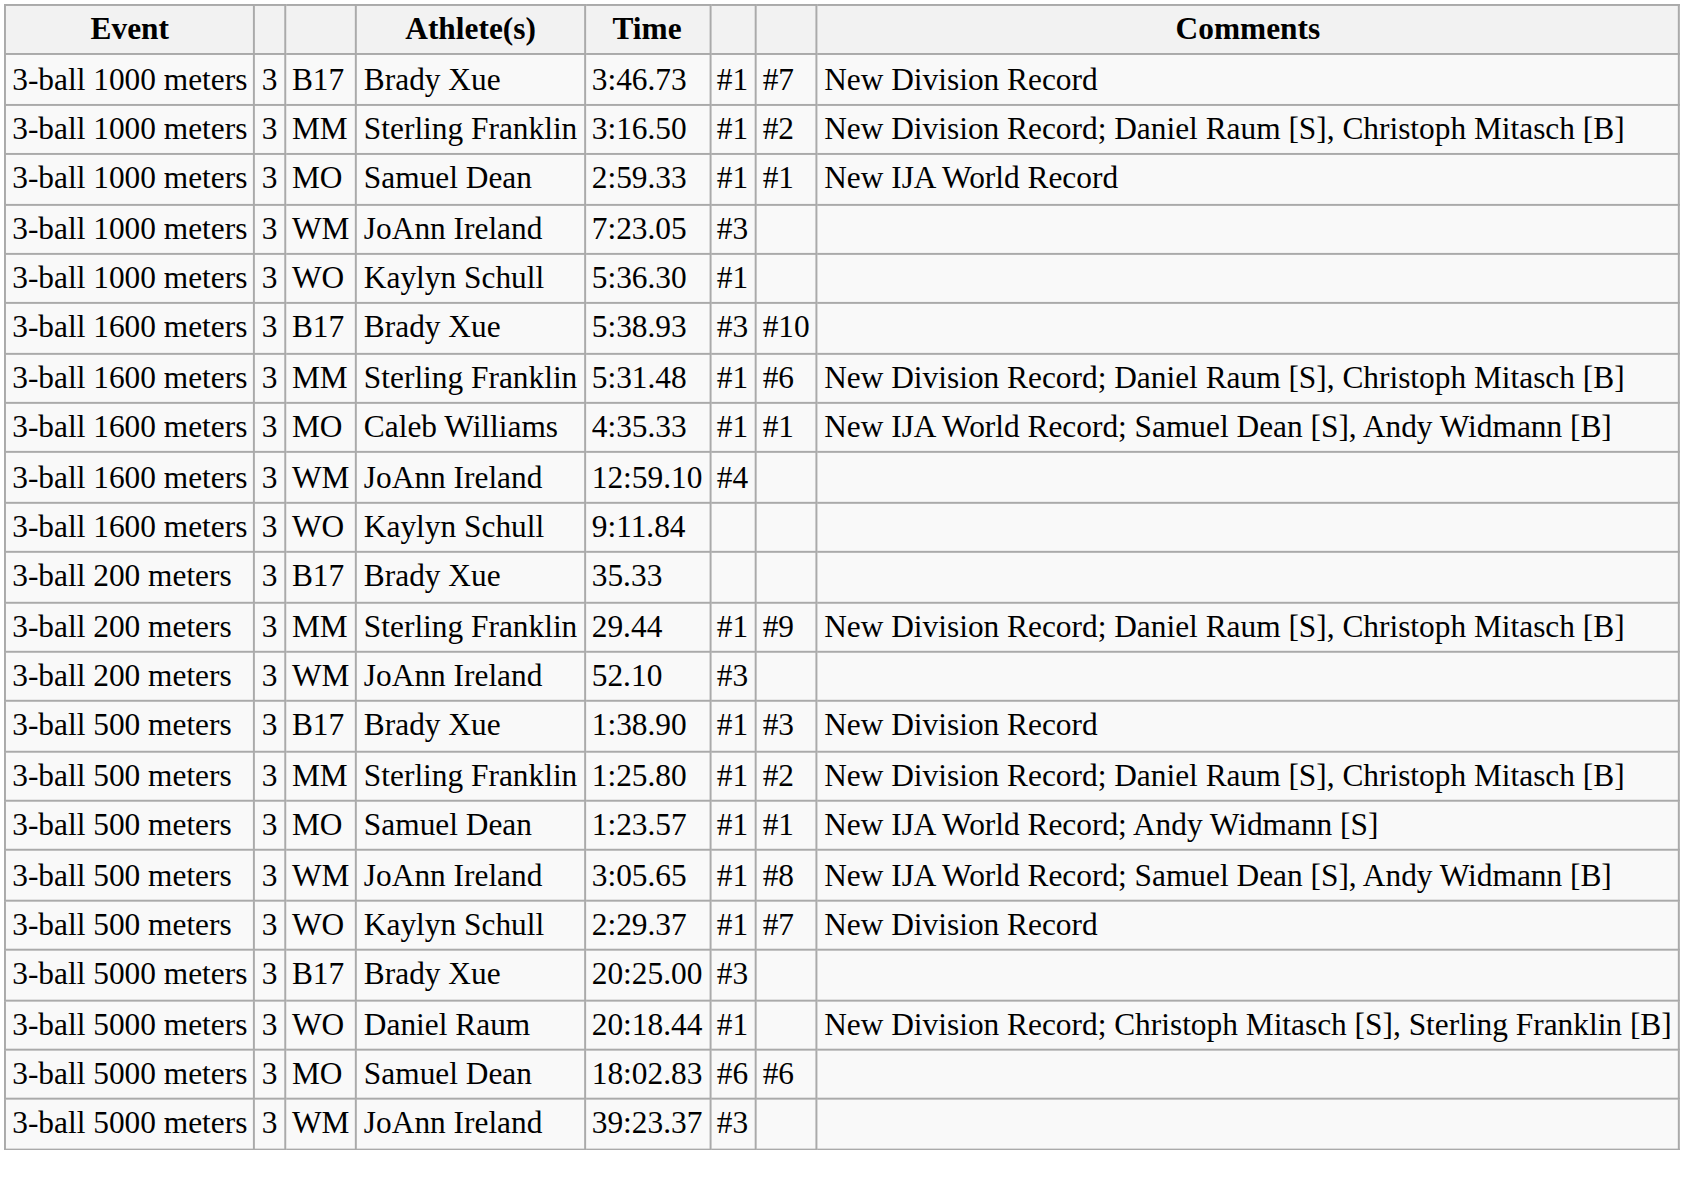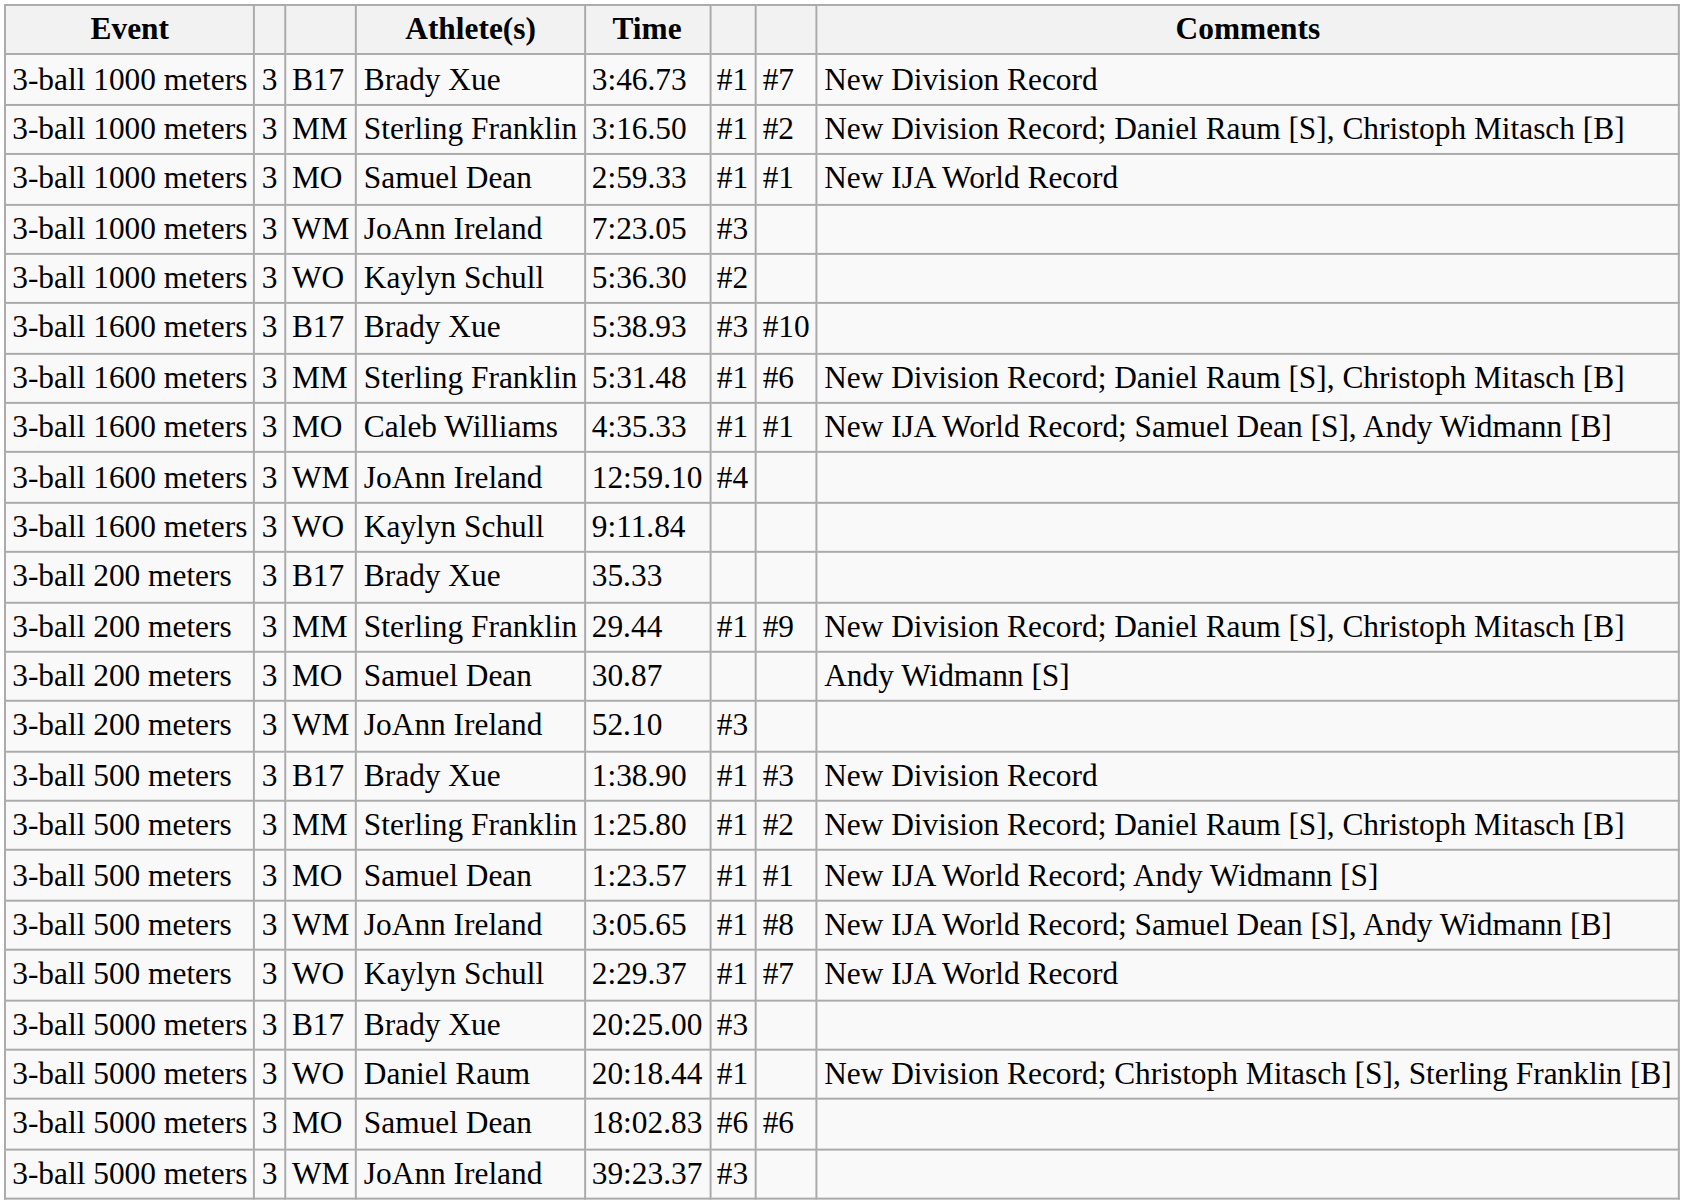(733, 278) #1 -> (733, 278) #2
+ row: (122, 675)
(961, 924) New Division Record -> (971, 974) New IJA World Record
